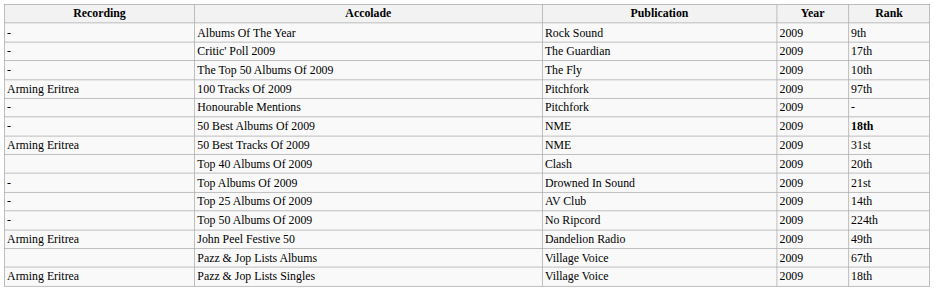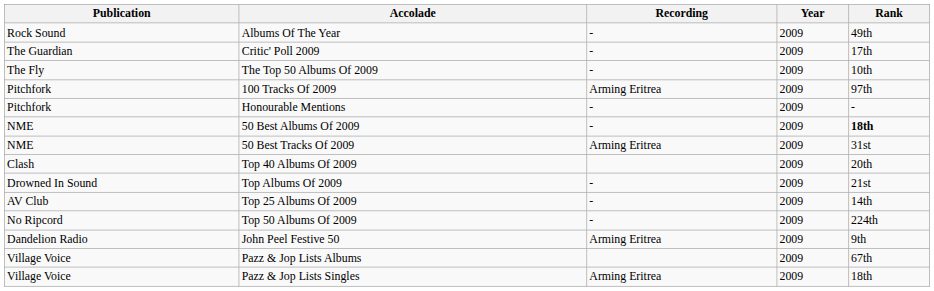columns swapped: (659, 13) <-> (99, 13)
(859, 32) 9th -> (862, 32) 49th
(862, 239) 49th -> (859, 239) 9th
